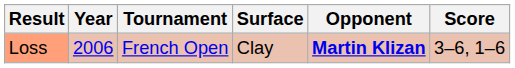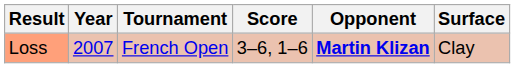columns swapped: (270, 18) <-> (470, 18)
(93, 47) 2006 -> (93, 47) 2007
